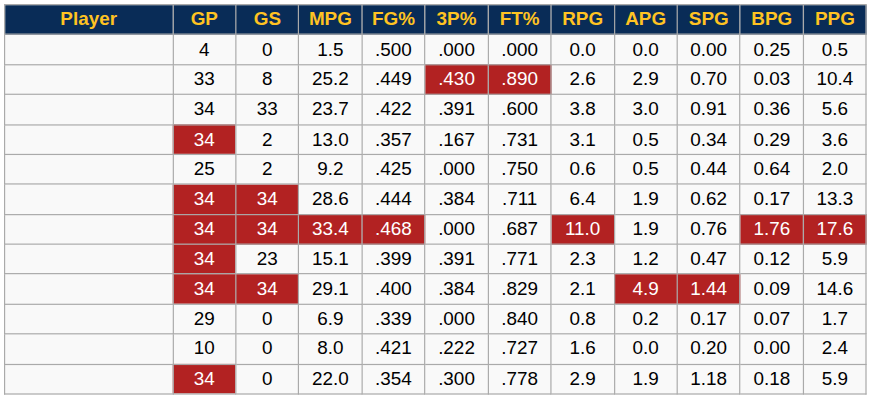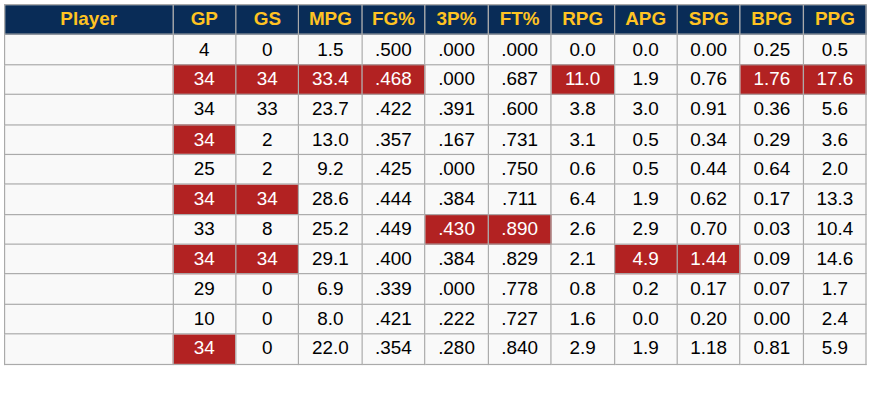rows swapped: (330, 229) <-> (330, 79)
- row: (330, 259)
(520, 318) .840 -> (520, 288) .778
(457, 378) .300 -> (457, 348) .280
(520, 378) .778 -> (520, 348) .840
(772, 378) 0.18 -> (772, 348) 0.81
